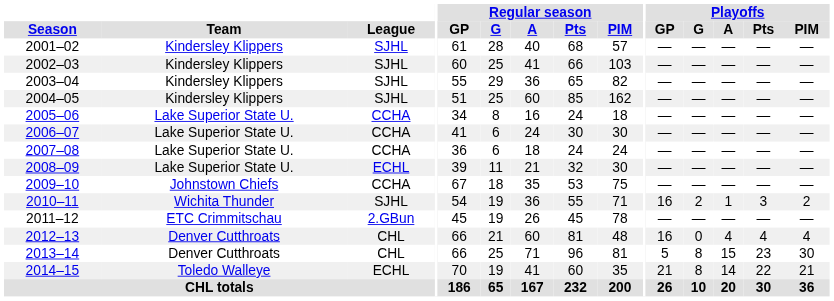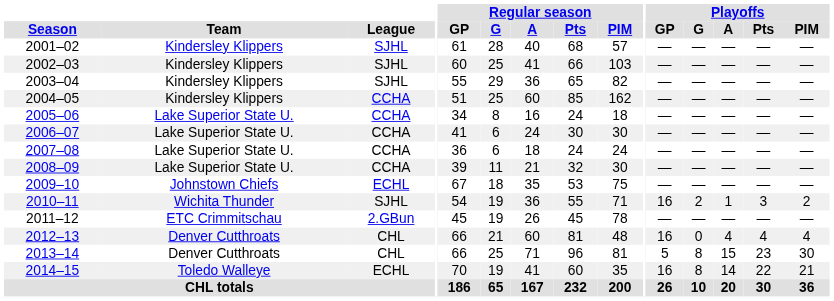(391, 98) SJHL -> (391, 98) CCHA
(391, 167) ECHL -> (391, 167) CCHA
(391, 184) CCHA -> (391, 184) ECHL
(665, 270) 21 -> (665, 270) 16
